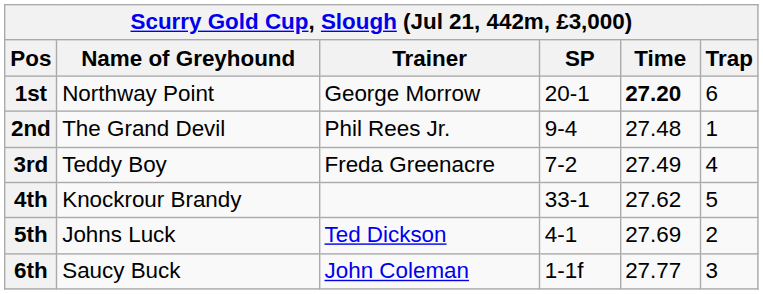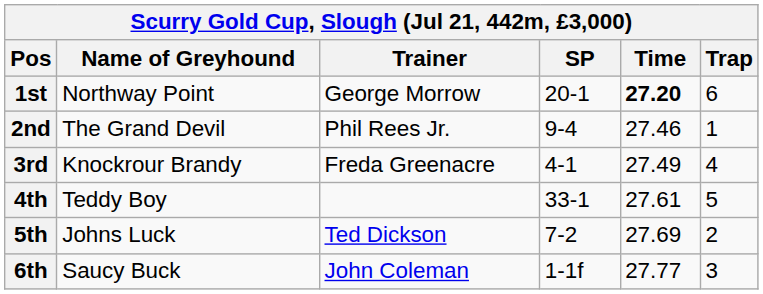(653, 128) 27.48 -> (653, 128) 27.46
(114, 164) Teddy Boy -> (152, 164) Knockrour Brandy
(561, 164) 7-2 -> (561, 164) 4-1
(152, 199) Knockrour Brandy -> (114, 199) Teddy Boy
(653, 199) 27.62 -> (653, 199) 27.61
(561, 235) 4-1 -> (561, 235) 7-2
